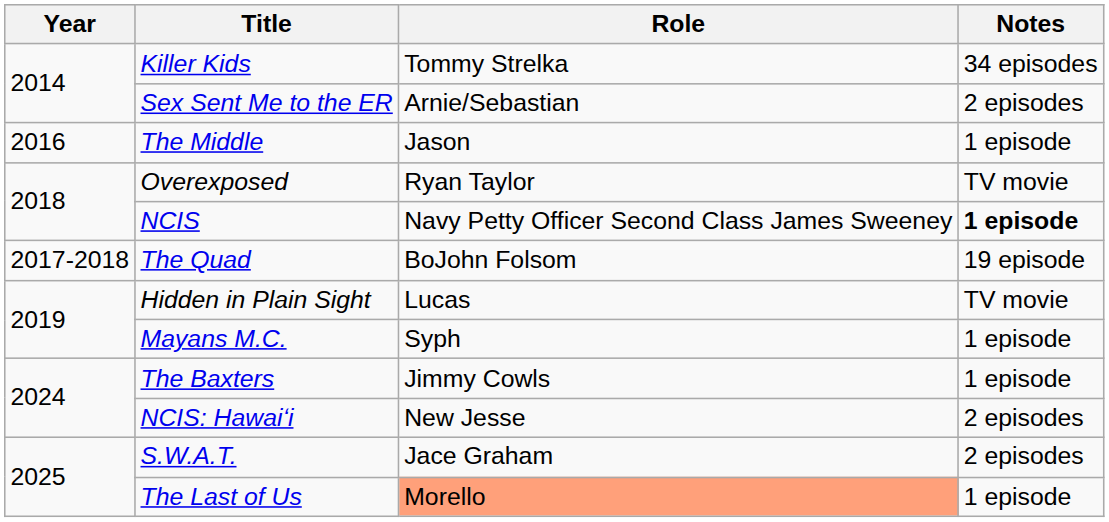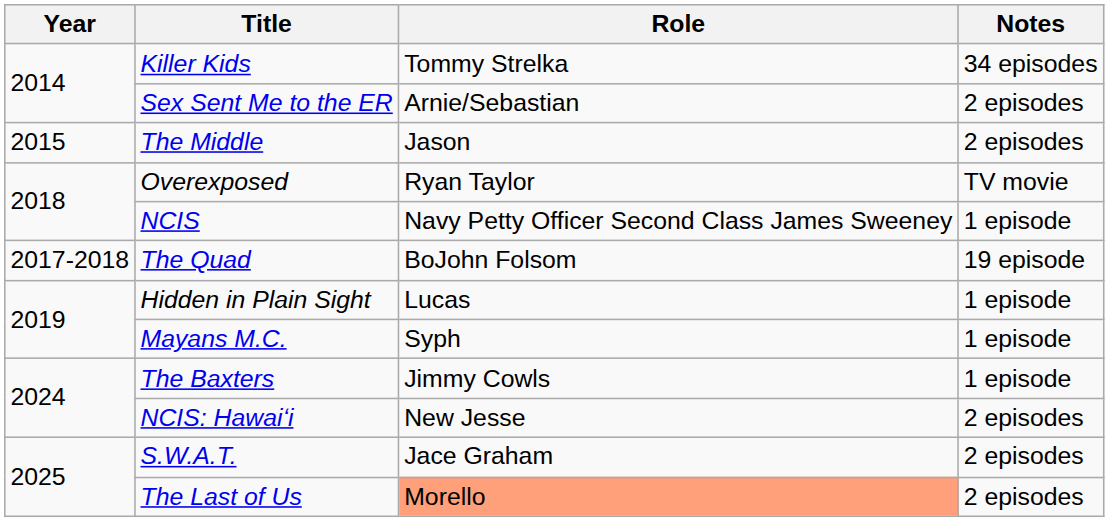(38, 142) 2016 -> (38, 142) 2015
(1018, 142) 1 episode -> (1024, 142) 2 episodes
(1021, 220) bold -> (1018, 220) normal
(1016, 299) TV movie -> (1018, 299) 1 episode
(1018, 496) 1 episode -> (1024, 496) 2 episodes
